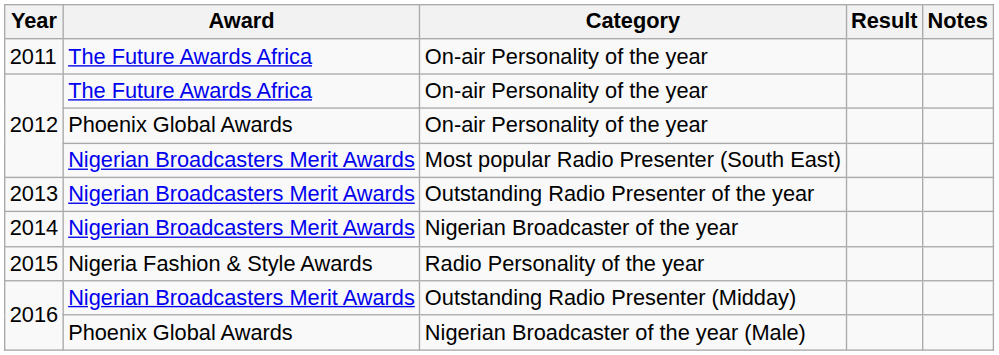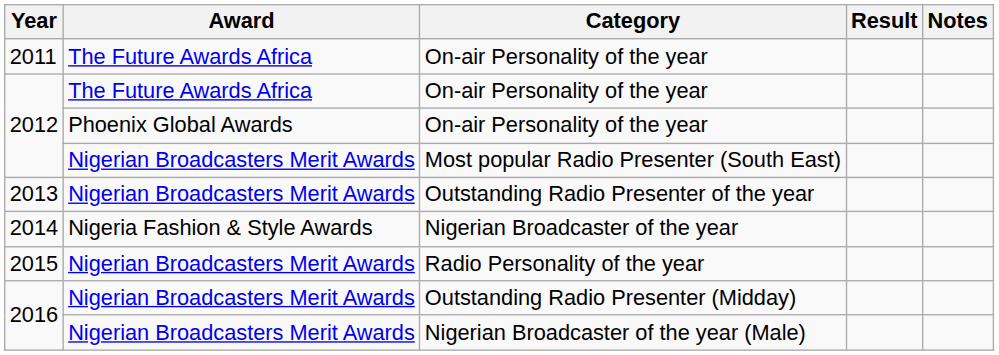(241, 228) Nigerian Broadcasters Merit Awards -> (220, 228) Nigeria Fashion & Style Awards
(220, 263) Nigeria Fashion & Style Awards -> (241, 263) Nigerian Broadcasters Merit Awards
(180, 332) Phoenix Global Awards -> (241, 332) Nigerian Broadcasters Merit Awards
